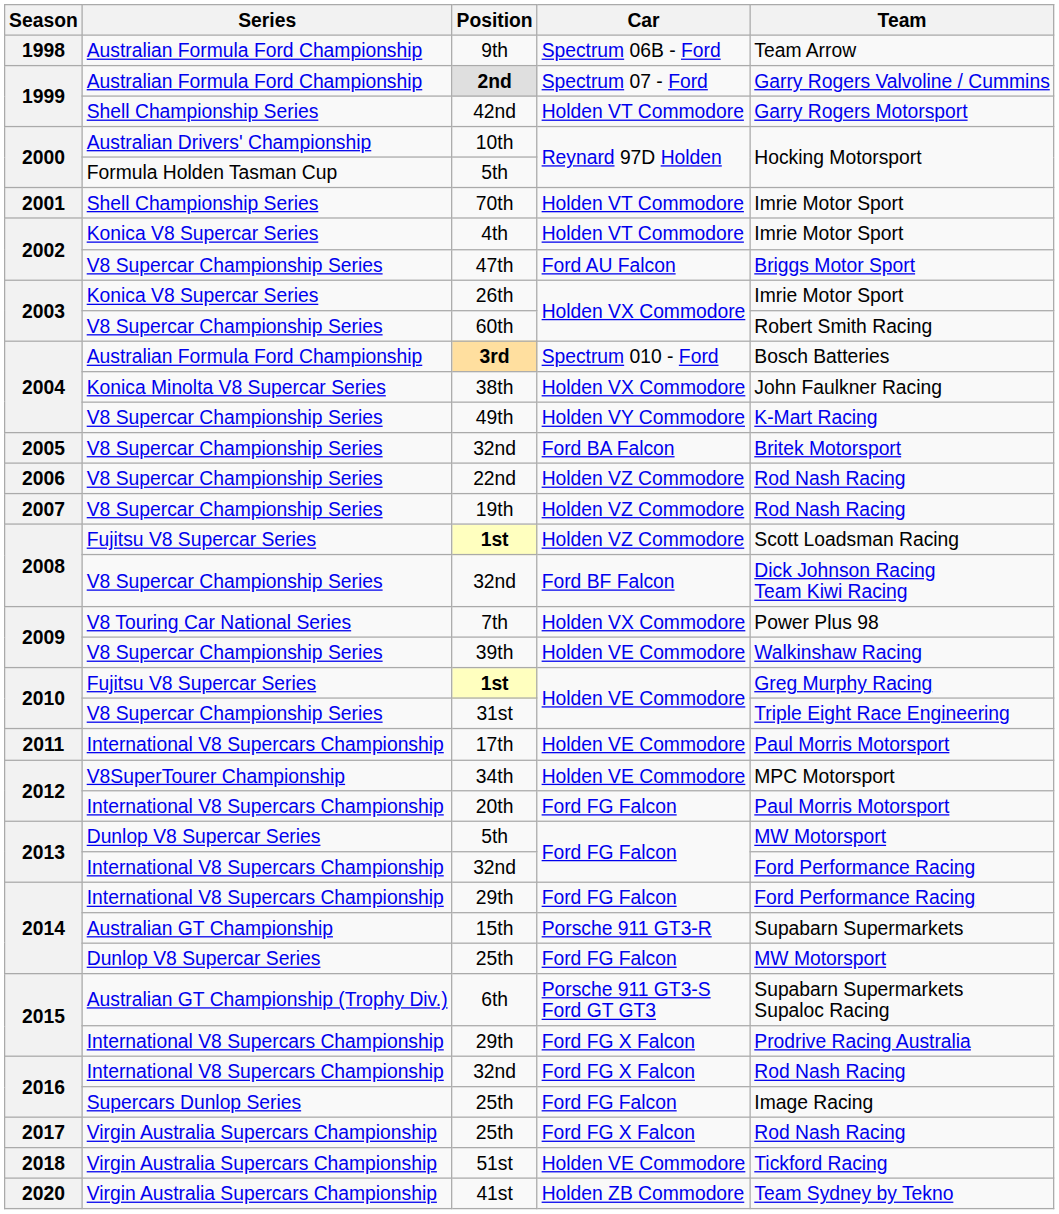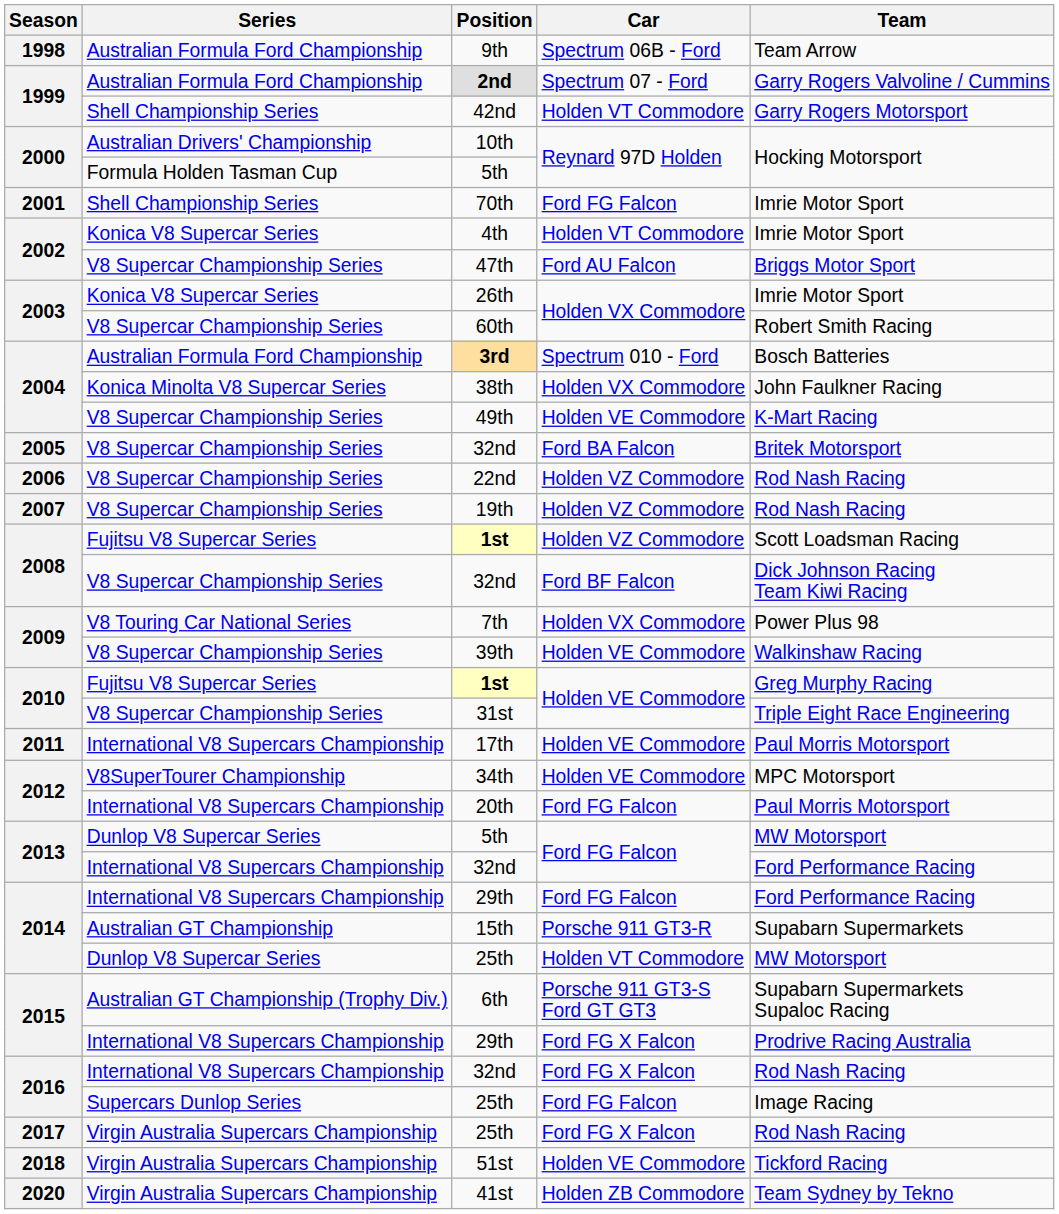(643, 203) Holden VT Commodore -> (609, 203) Ford FG Falcon
(643, 417) Holden VY Commodore -> (643, 417) Holden VE Commodore
(609, 958) Ford FG Falcon -> (643, 958) Holden VT Commodore
